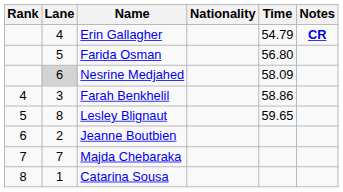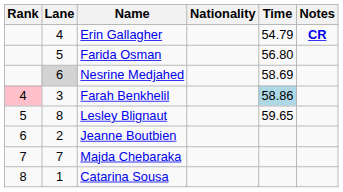(277, 75) 58.09 -> (277, 75) 58.69
(23, 95) no background -> (23, 95) pink background
(277, 95) no background -> (277, 95) lightblue background
